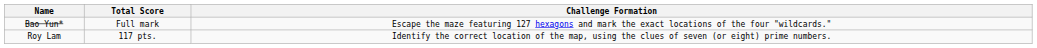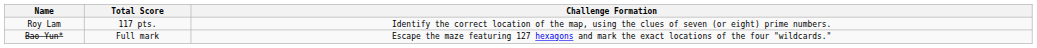rows swapped: (44, 37) <-> (44, 24)
